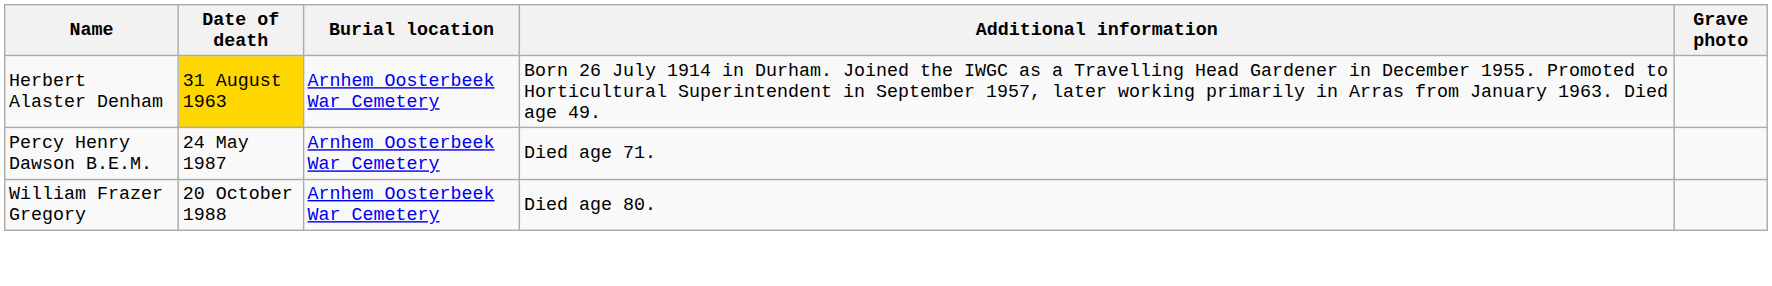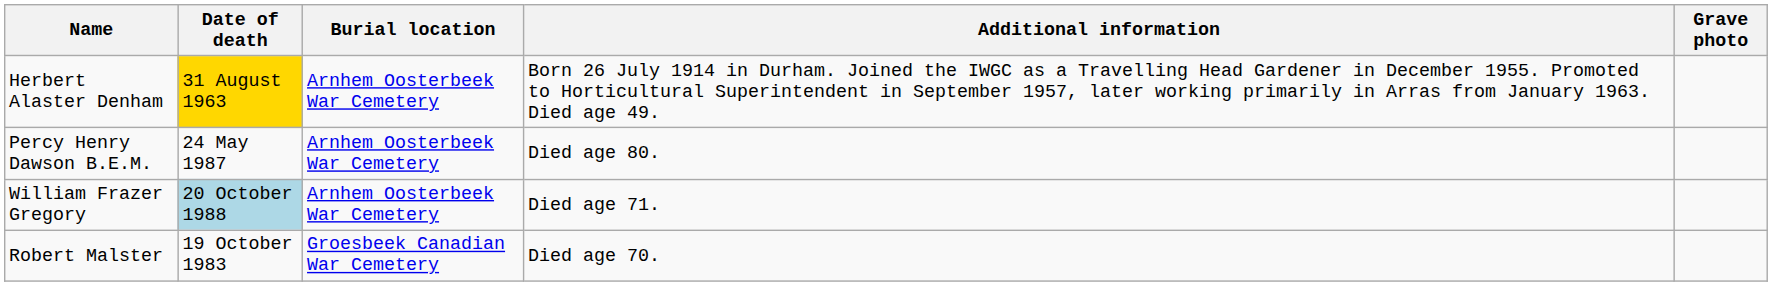(590, 153) Died age 71. -> (594, 153) Died age 80.
(238, 204) no background -> (237, 204) lightblue background
(590, 204) Died age 80. -> (594, 204) Died age 71.
+ row: (86, 255)
